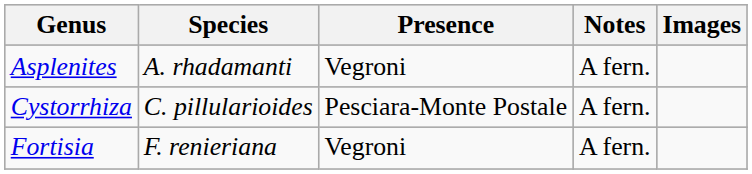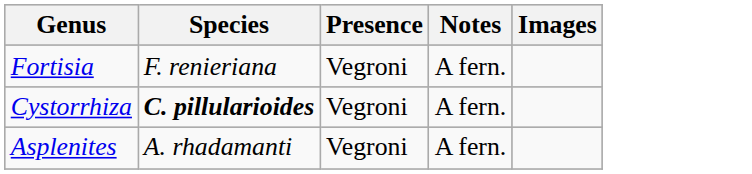rows swapped: (64, 65) <-> (52, 147)
(228, 106) normal -> (229, 106) bold
(446, 106) Pesciara-Monte Postale -> (367, 106) Vegroni
